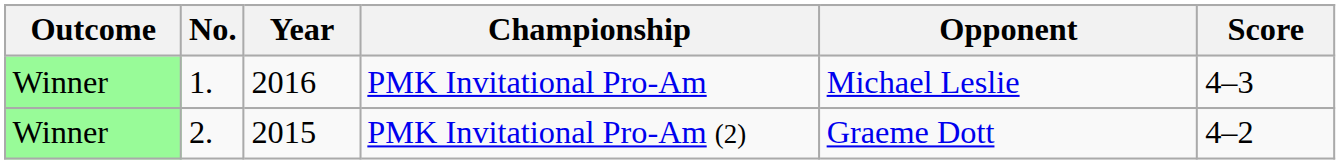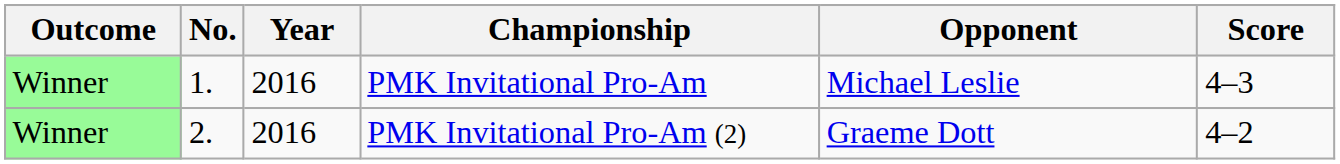(284, 132) 2015 -> (284, 132) 2016
